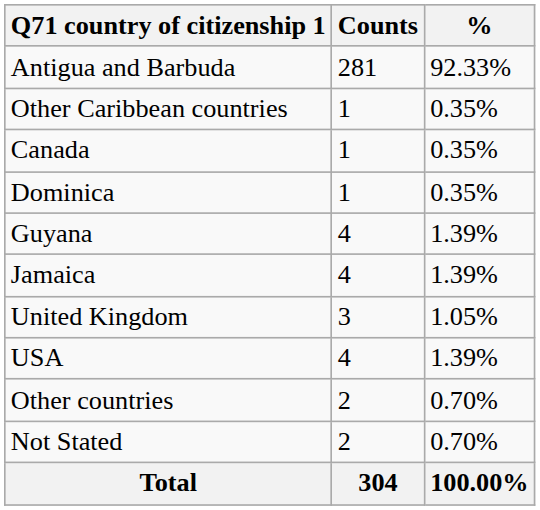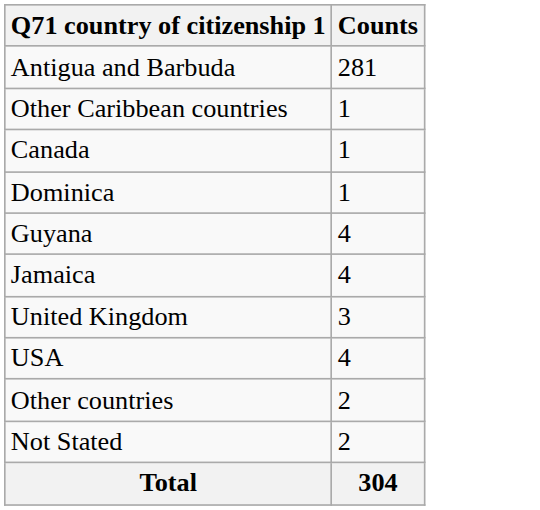- column: (479, 25)
